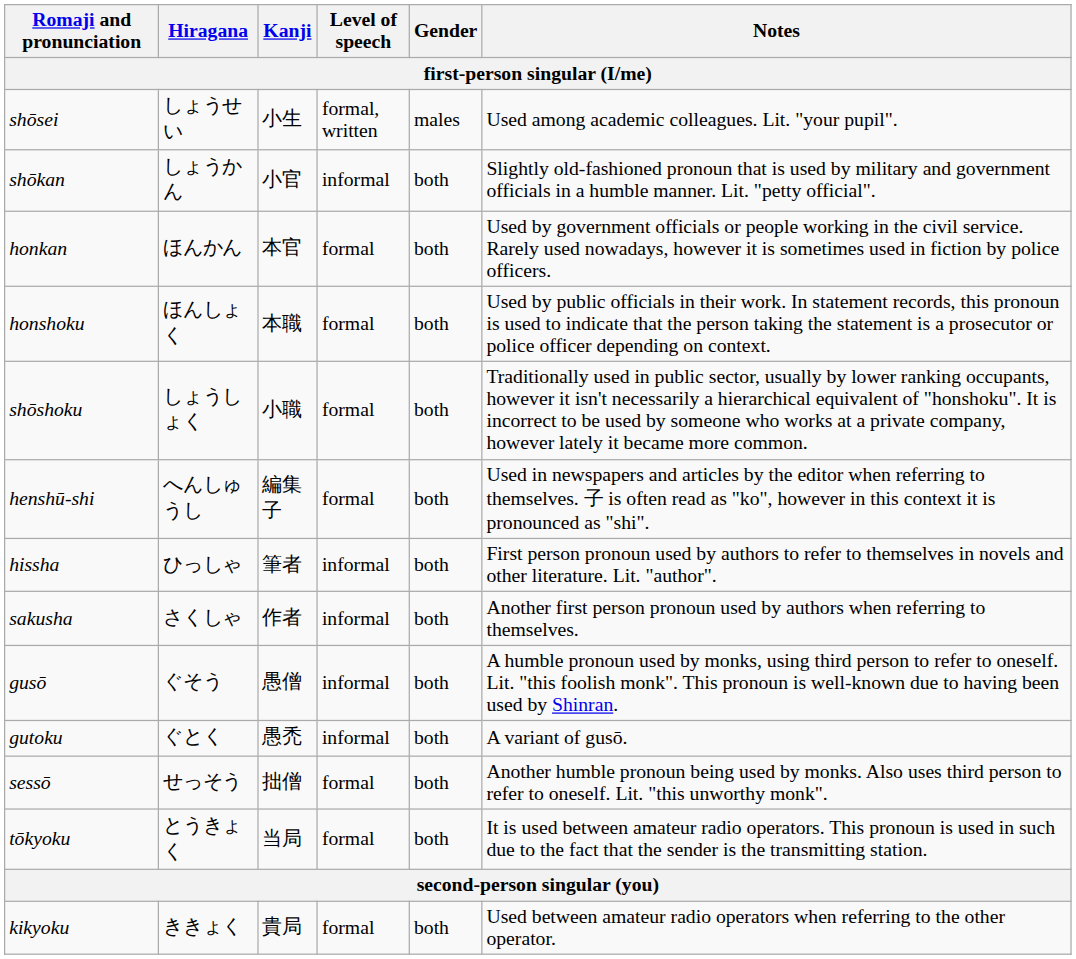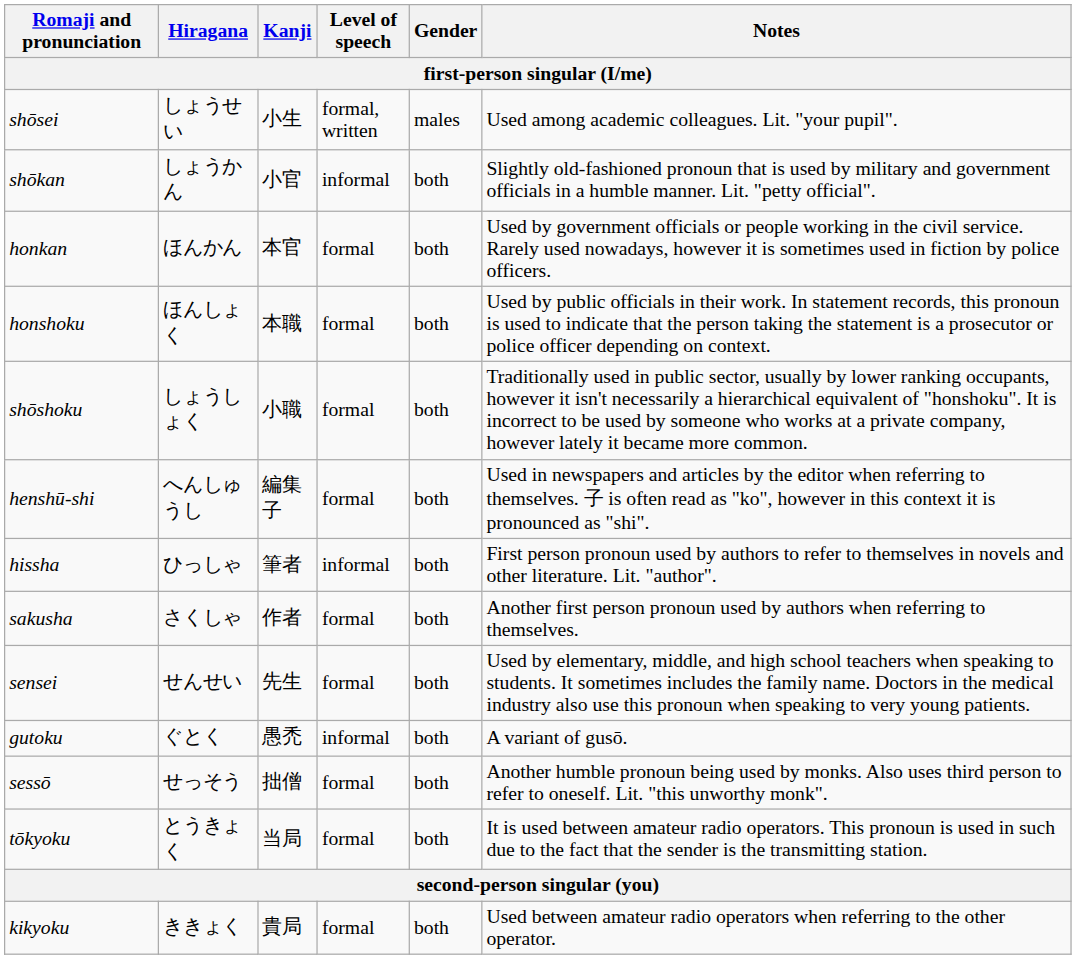(356, 618) informal -> (348, 618) formal
+ row: (33, 682)
- row: (28, 682)
